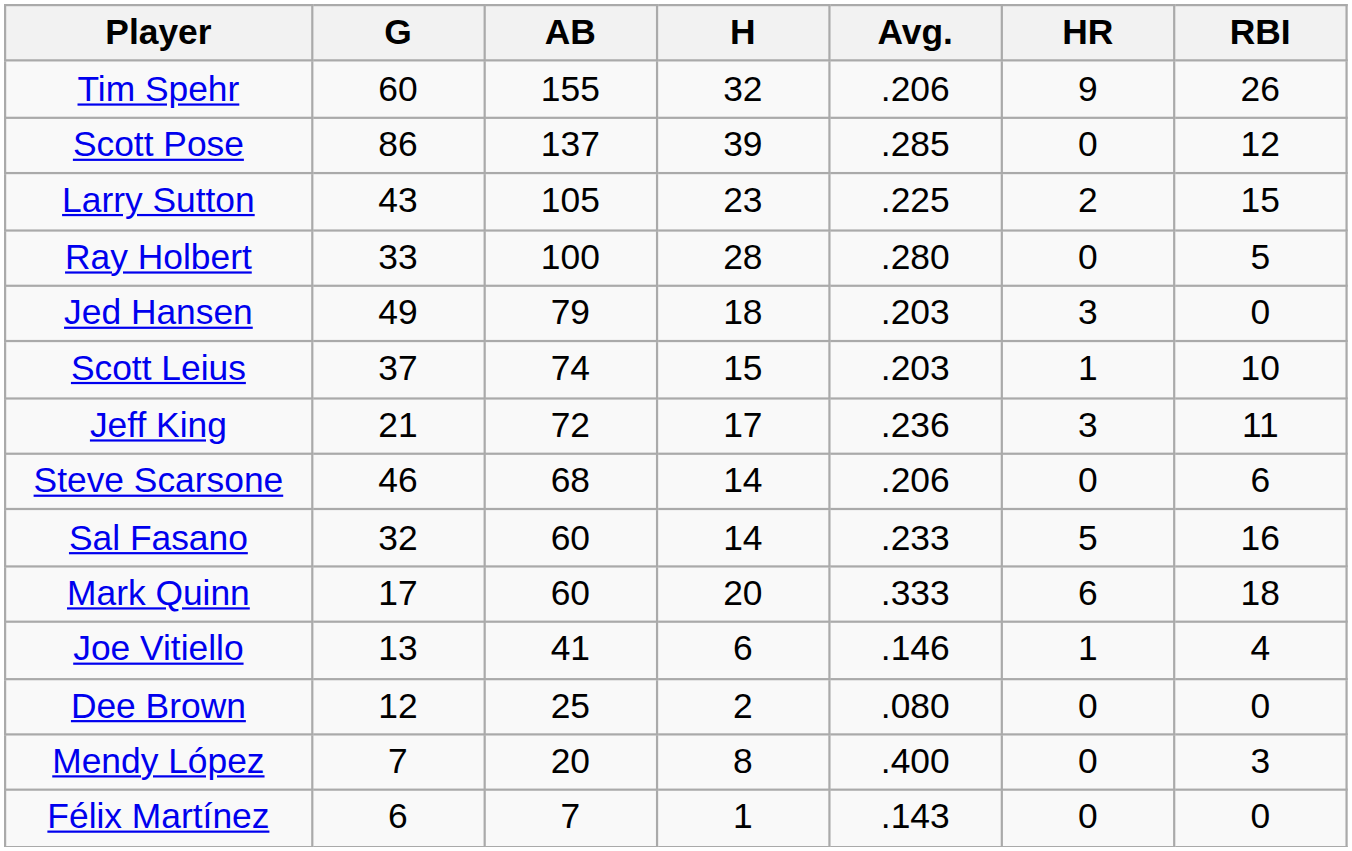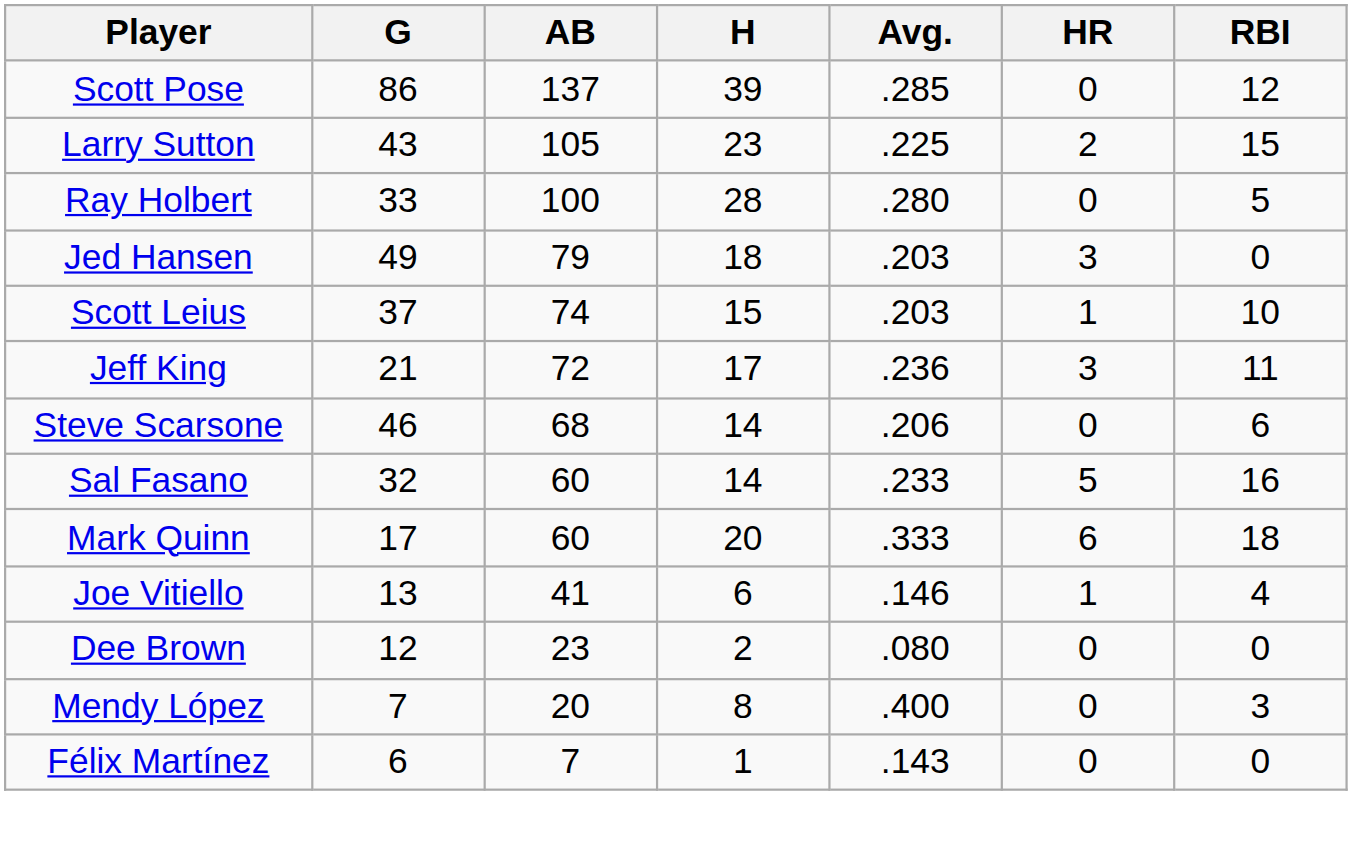- row: (158, 88)
(570, 705) 25 -> (570, 649) 23
